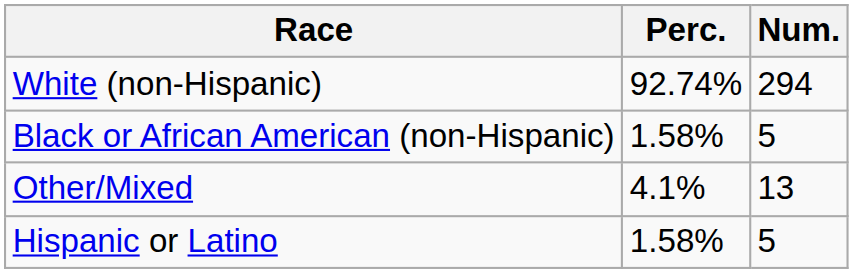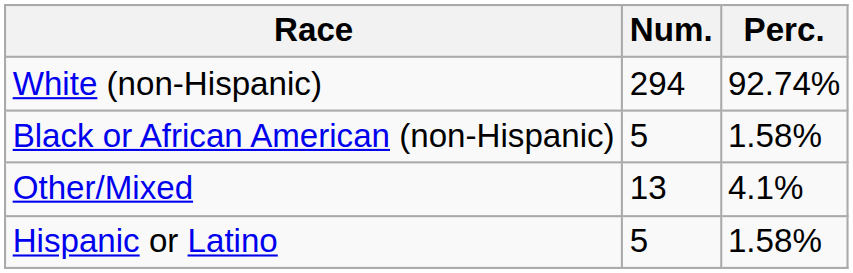columns swapped: (799, 30) <-> (686, 30)
